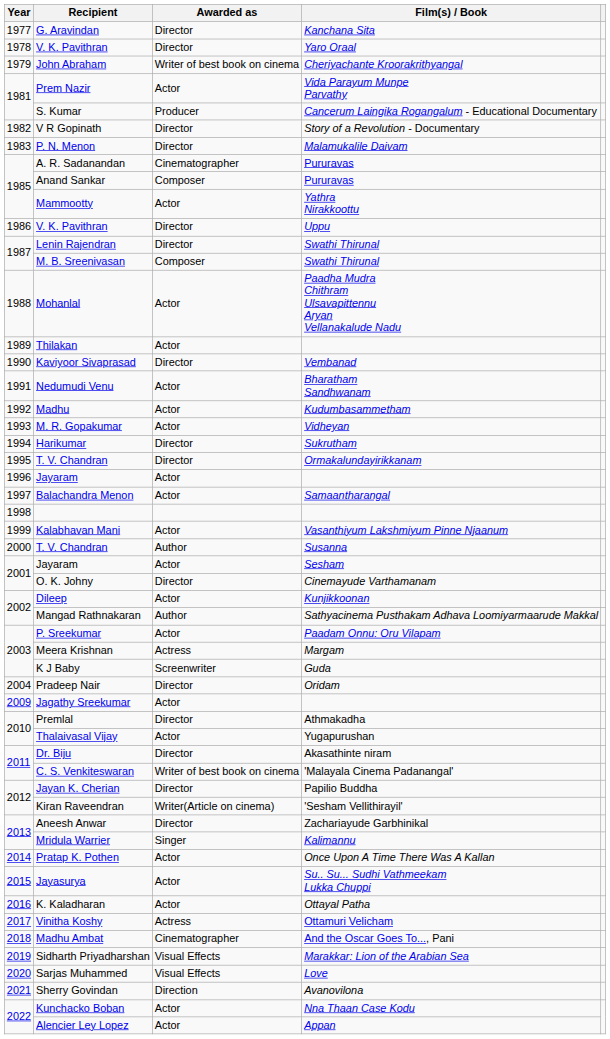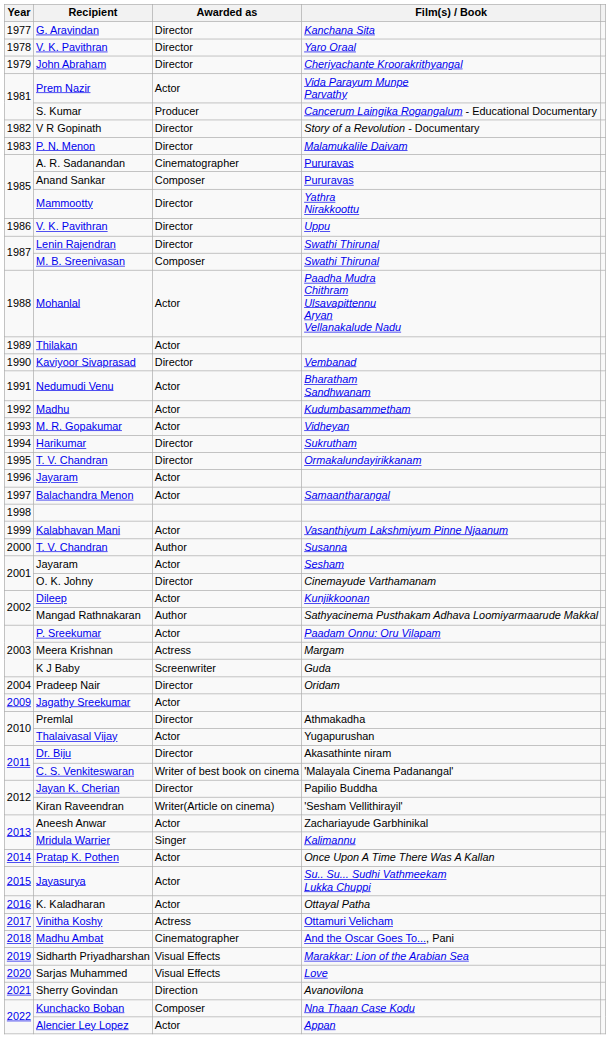(227, 64) Writer of best book on cinema -> (174, 64) Director
(167, 204) Actor -> (174, 204) Director
(174, 823) Director -> (167, 823) Actor
(167, 1008) Actor -> (180, 1008) Composer
